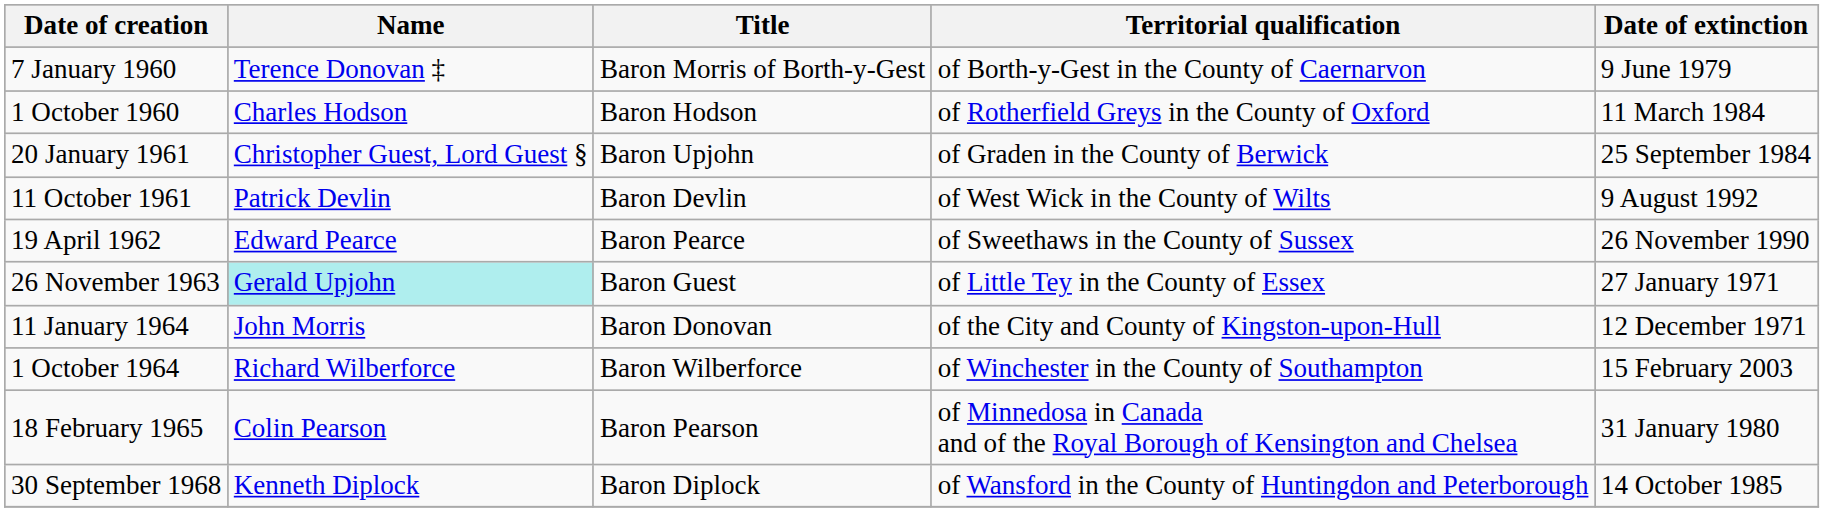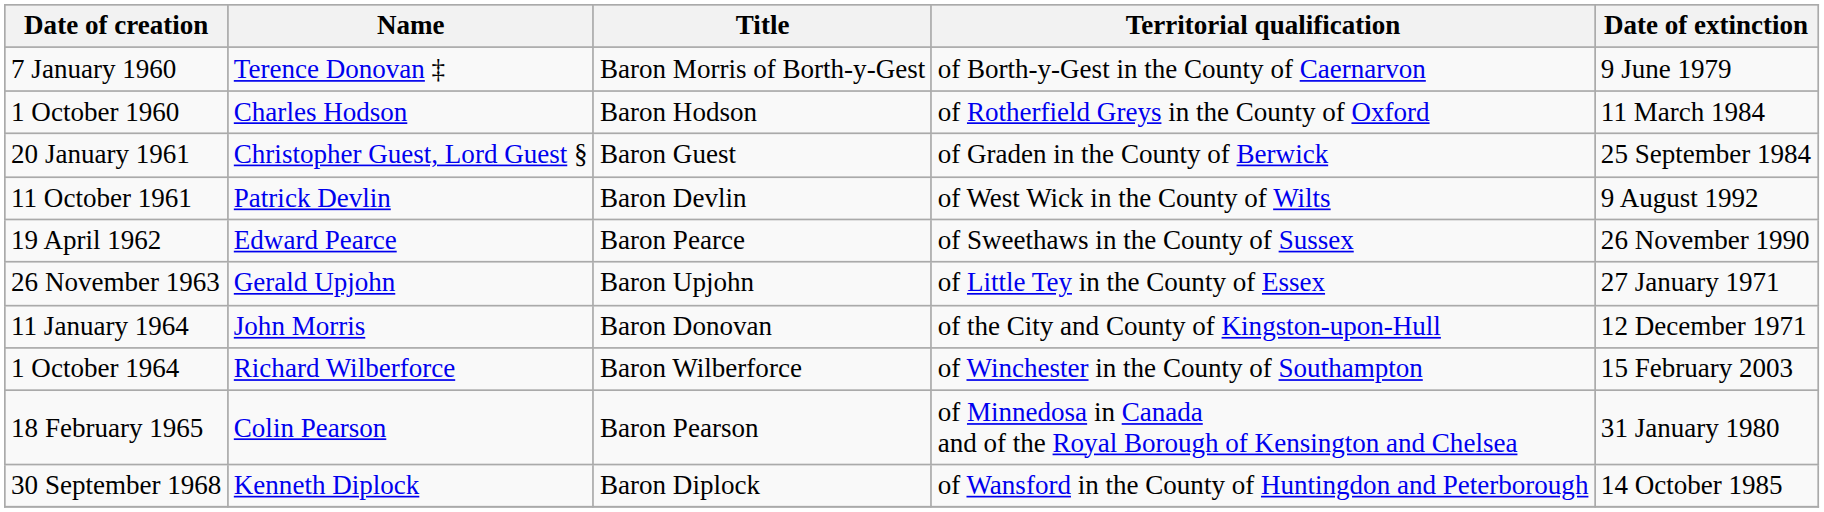(677, 154) Baron Upjohn -> (668, 154) Baron Guest
(315, 283) paleturquoise background -> (315, 283) no background
(668, 283) Baron Guest -> (677, 283) Baron Upjohn
